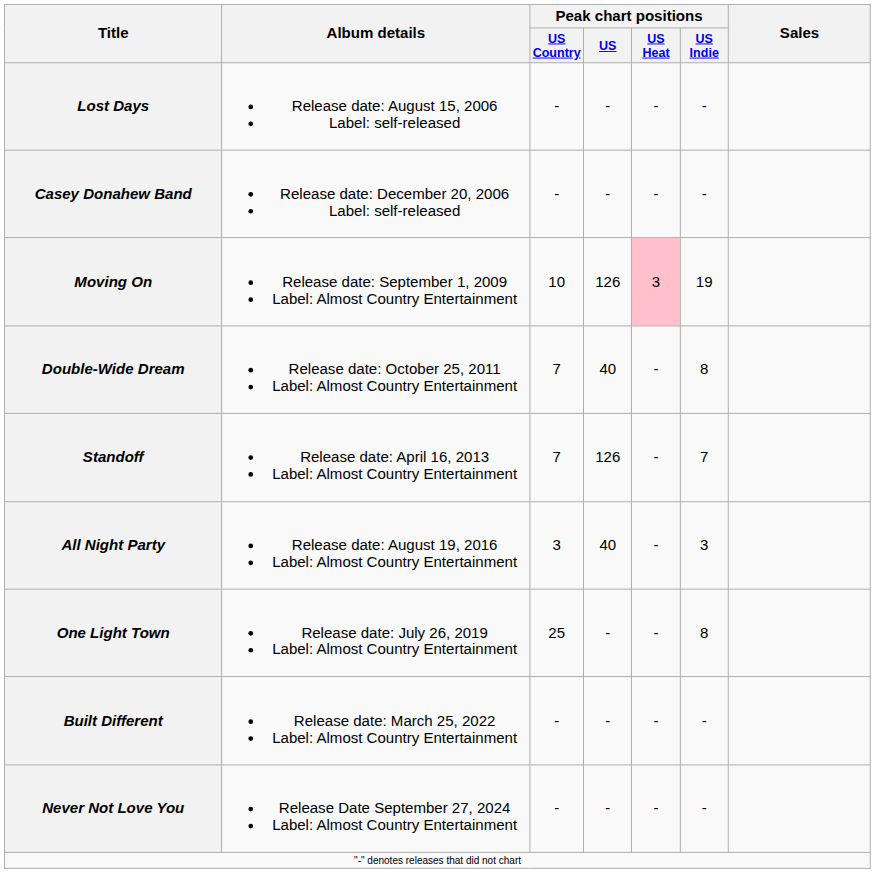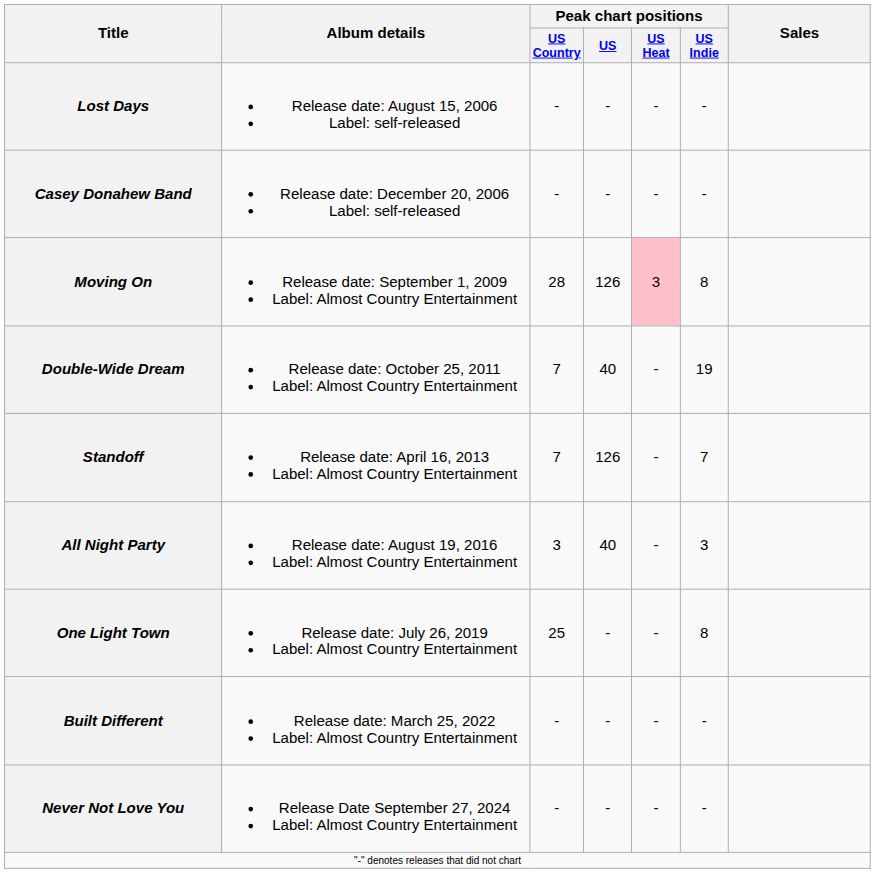(557, 281) 10 -> (557, 281) 28
(704, 281) 19 -> (704, 281) 8
(704, 369) 8 -> (704, 369) 19
